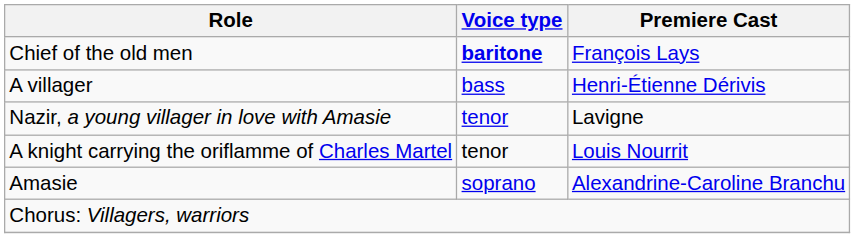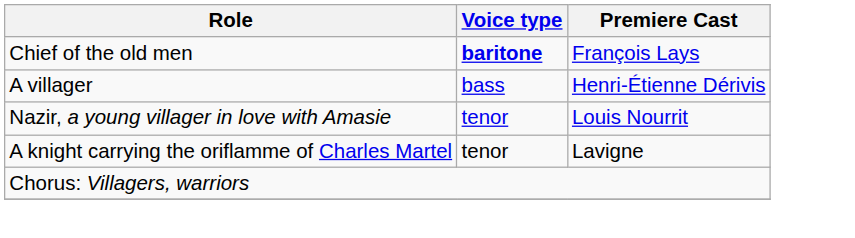(608, 118) Lavigne -> (630, 118) Louis Nourrit
(630, 150) Louis Nourrit -> (608, 150) Lavigne
- row: (44, 183)
